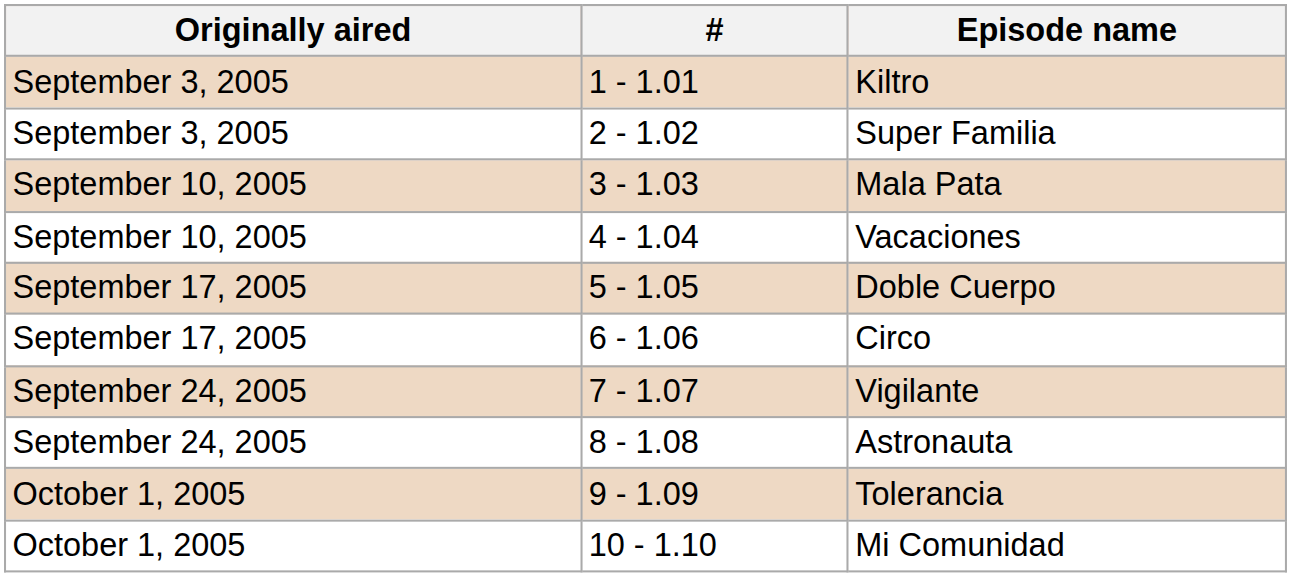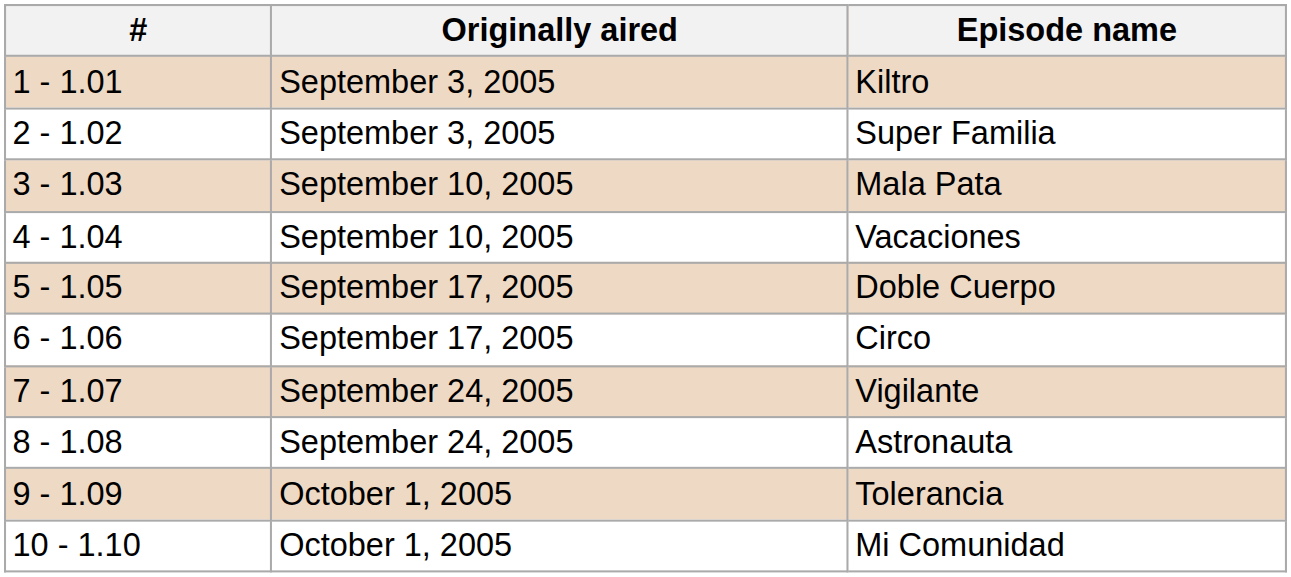columns swapped: (714, 30) <-> (293, 30)
